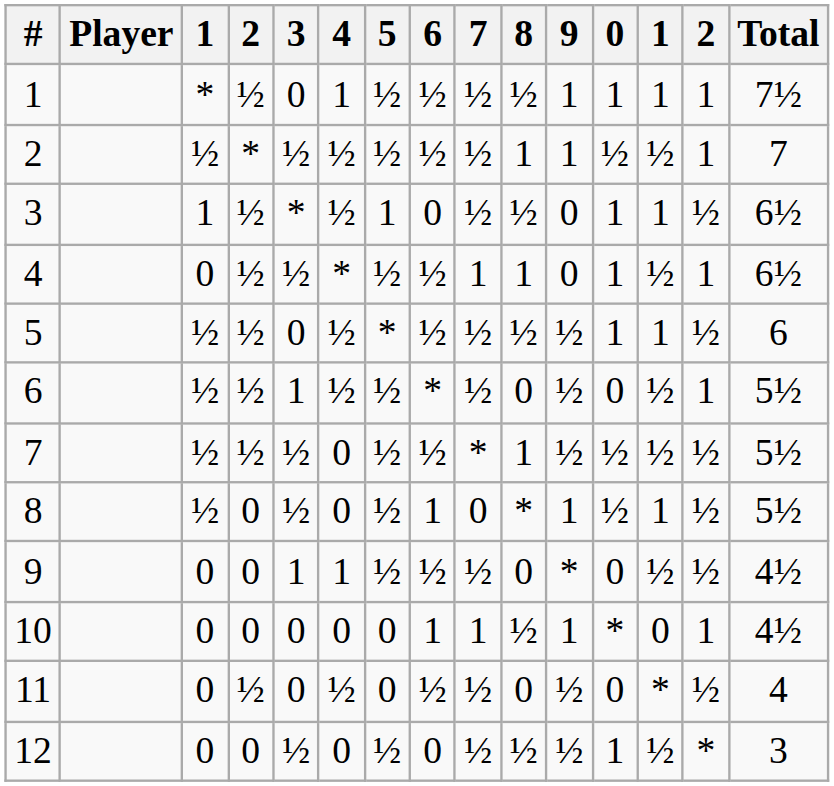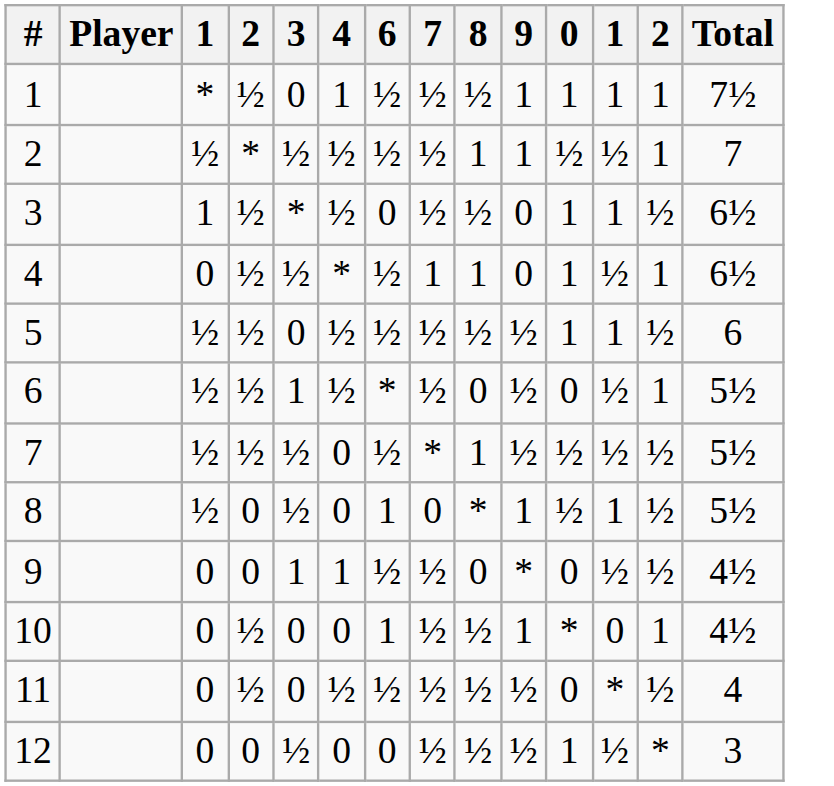- column: (387, 34)
(251, 630) 0 -> (251, 630) ½
(478, 630) 1 -> (433, 630) ½
(524, 690) 0 -> (478, 690) ½
